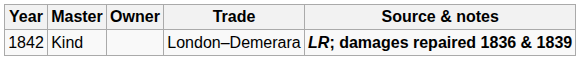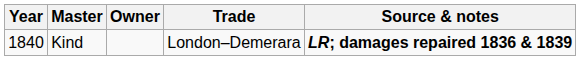(26, 42) 1842 -> (26, 42) 1840
